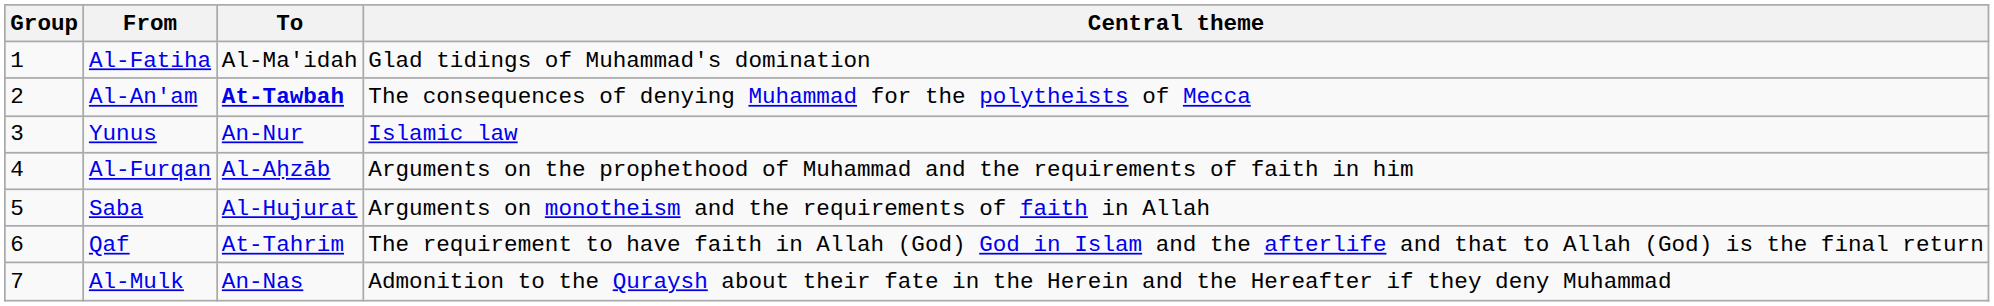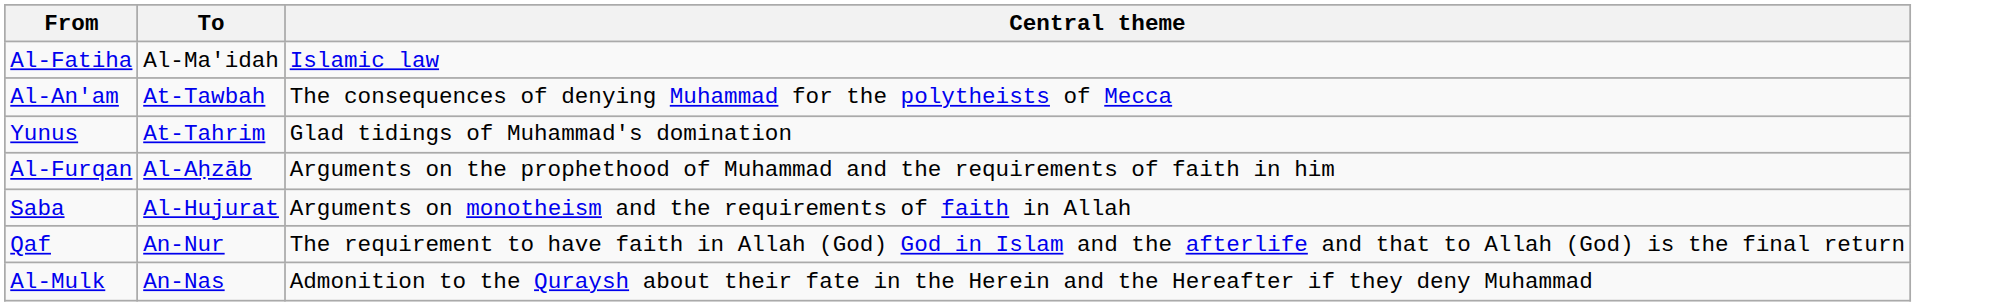- column: (44, 23)
(619, 60) Glad tidings of Muhammad's domination -> (364, 60) Islamic law
(283, 97) bold -> (204, 97) normal
(263, 134) An-Nur -> (204, 134) At-Tahrim
(443, 134) Islamic law -> (541, 134) Glad tidings of Muhammad's domination
(283, 245) At-Tahrim -> (184, 245) An-Nur
